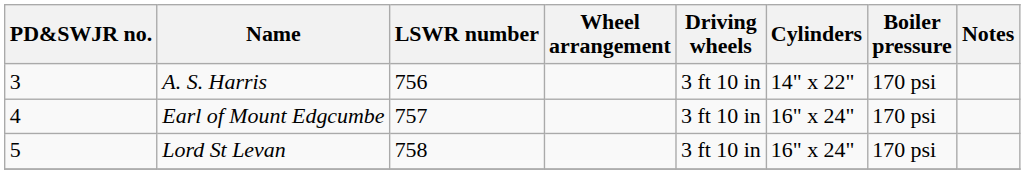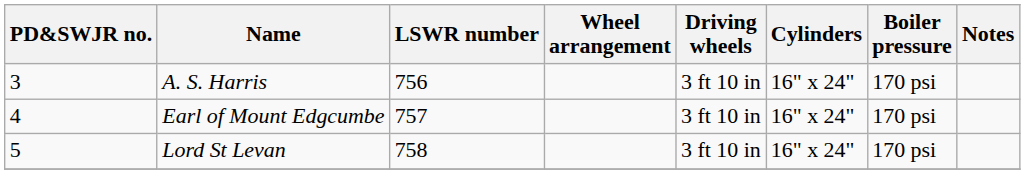(813, 81) 14" x 22" -> (813, 81) 16" x 24"
